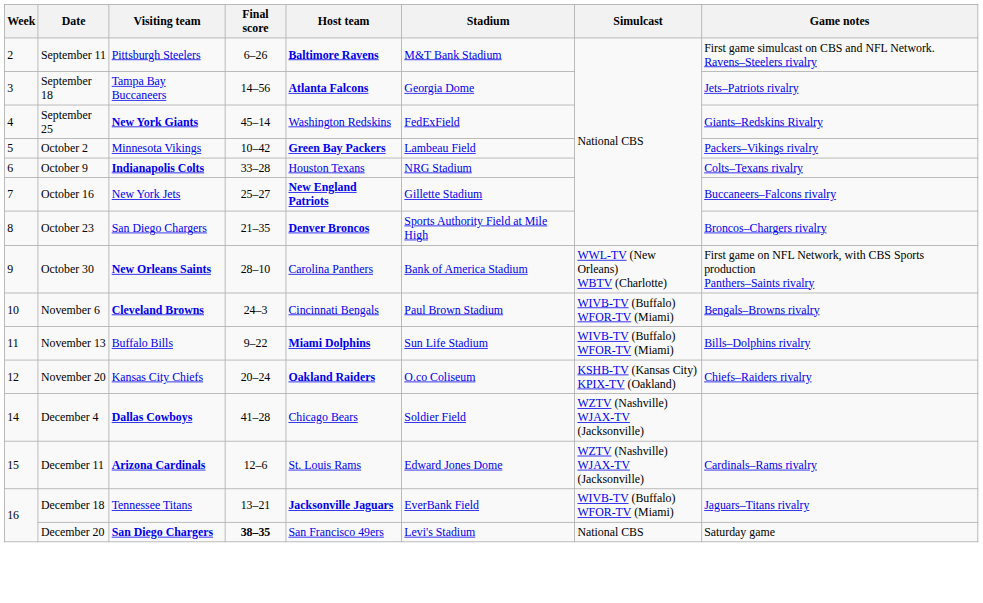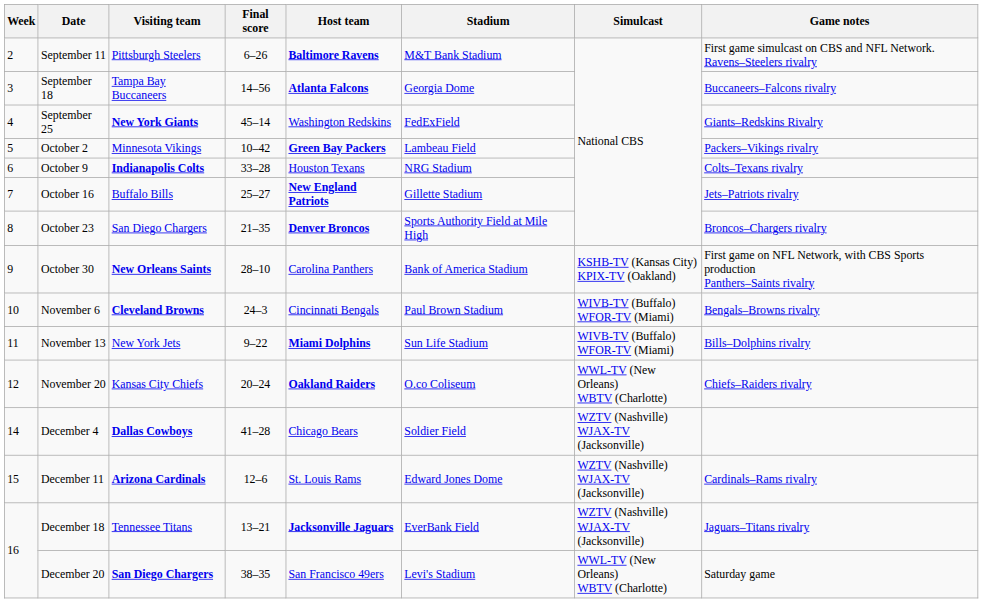(751, 88) Jets–Patriots rivalry -> (770, 88) Buccaneers–Falcons rivalry
(146, 194) New York Jets -> (142, 194) Buffalo Bills
(770, 194) Buccaneers–Falcons rivalry -> (751, 194) Jets–Patriots rivalry
(622, 269) WWL-TV (New Orleans) WBTV (Charlotte) -> (637, 269) KSHB-TV (Kansas City) KPIX-TV (Oakland)
(142, 343) Buffalo Bills -> (146, 343) New York Jets
(637, 376) KSHB-TV (Kansas City) KPIX-TV (Oakland) -> (622, 383) WWL-TV (New Orleans) WBTV (Charlotte)
(626, 505) WIVB-TV (Buffalo) WFOR-TV (Miami) -> (623, 526) WZTV (Nashville) WJAX-TV (Jacksonville)
(255, 532) bold -> (255, 574) normal
(611, 532) National CBS -> (622, 574) WWL-TV (New Orleans) WBTV (Charlotte)
